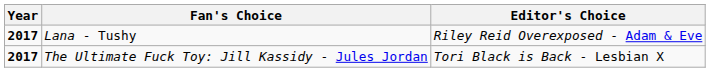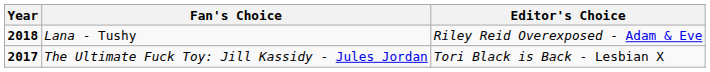(23, 36) 2017 -> (23, 36) 2018
